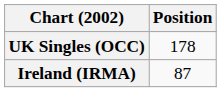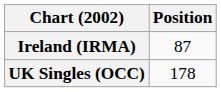rows swapped: (77, 73) <-> (77, 45)
